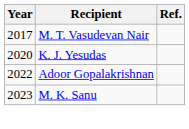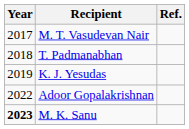+ row: (80, 54)
(20, 54) 2020 -> (20, 74) 2019
(20, 94) normal -> (20, 114) bold
